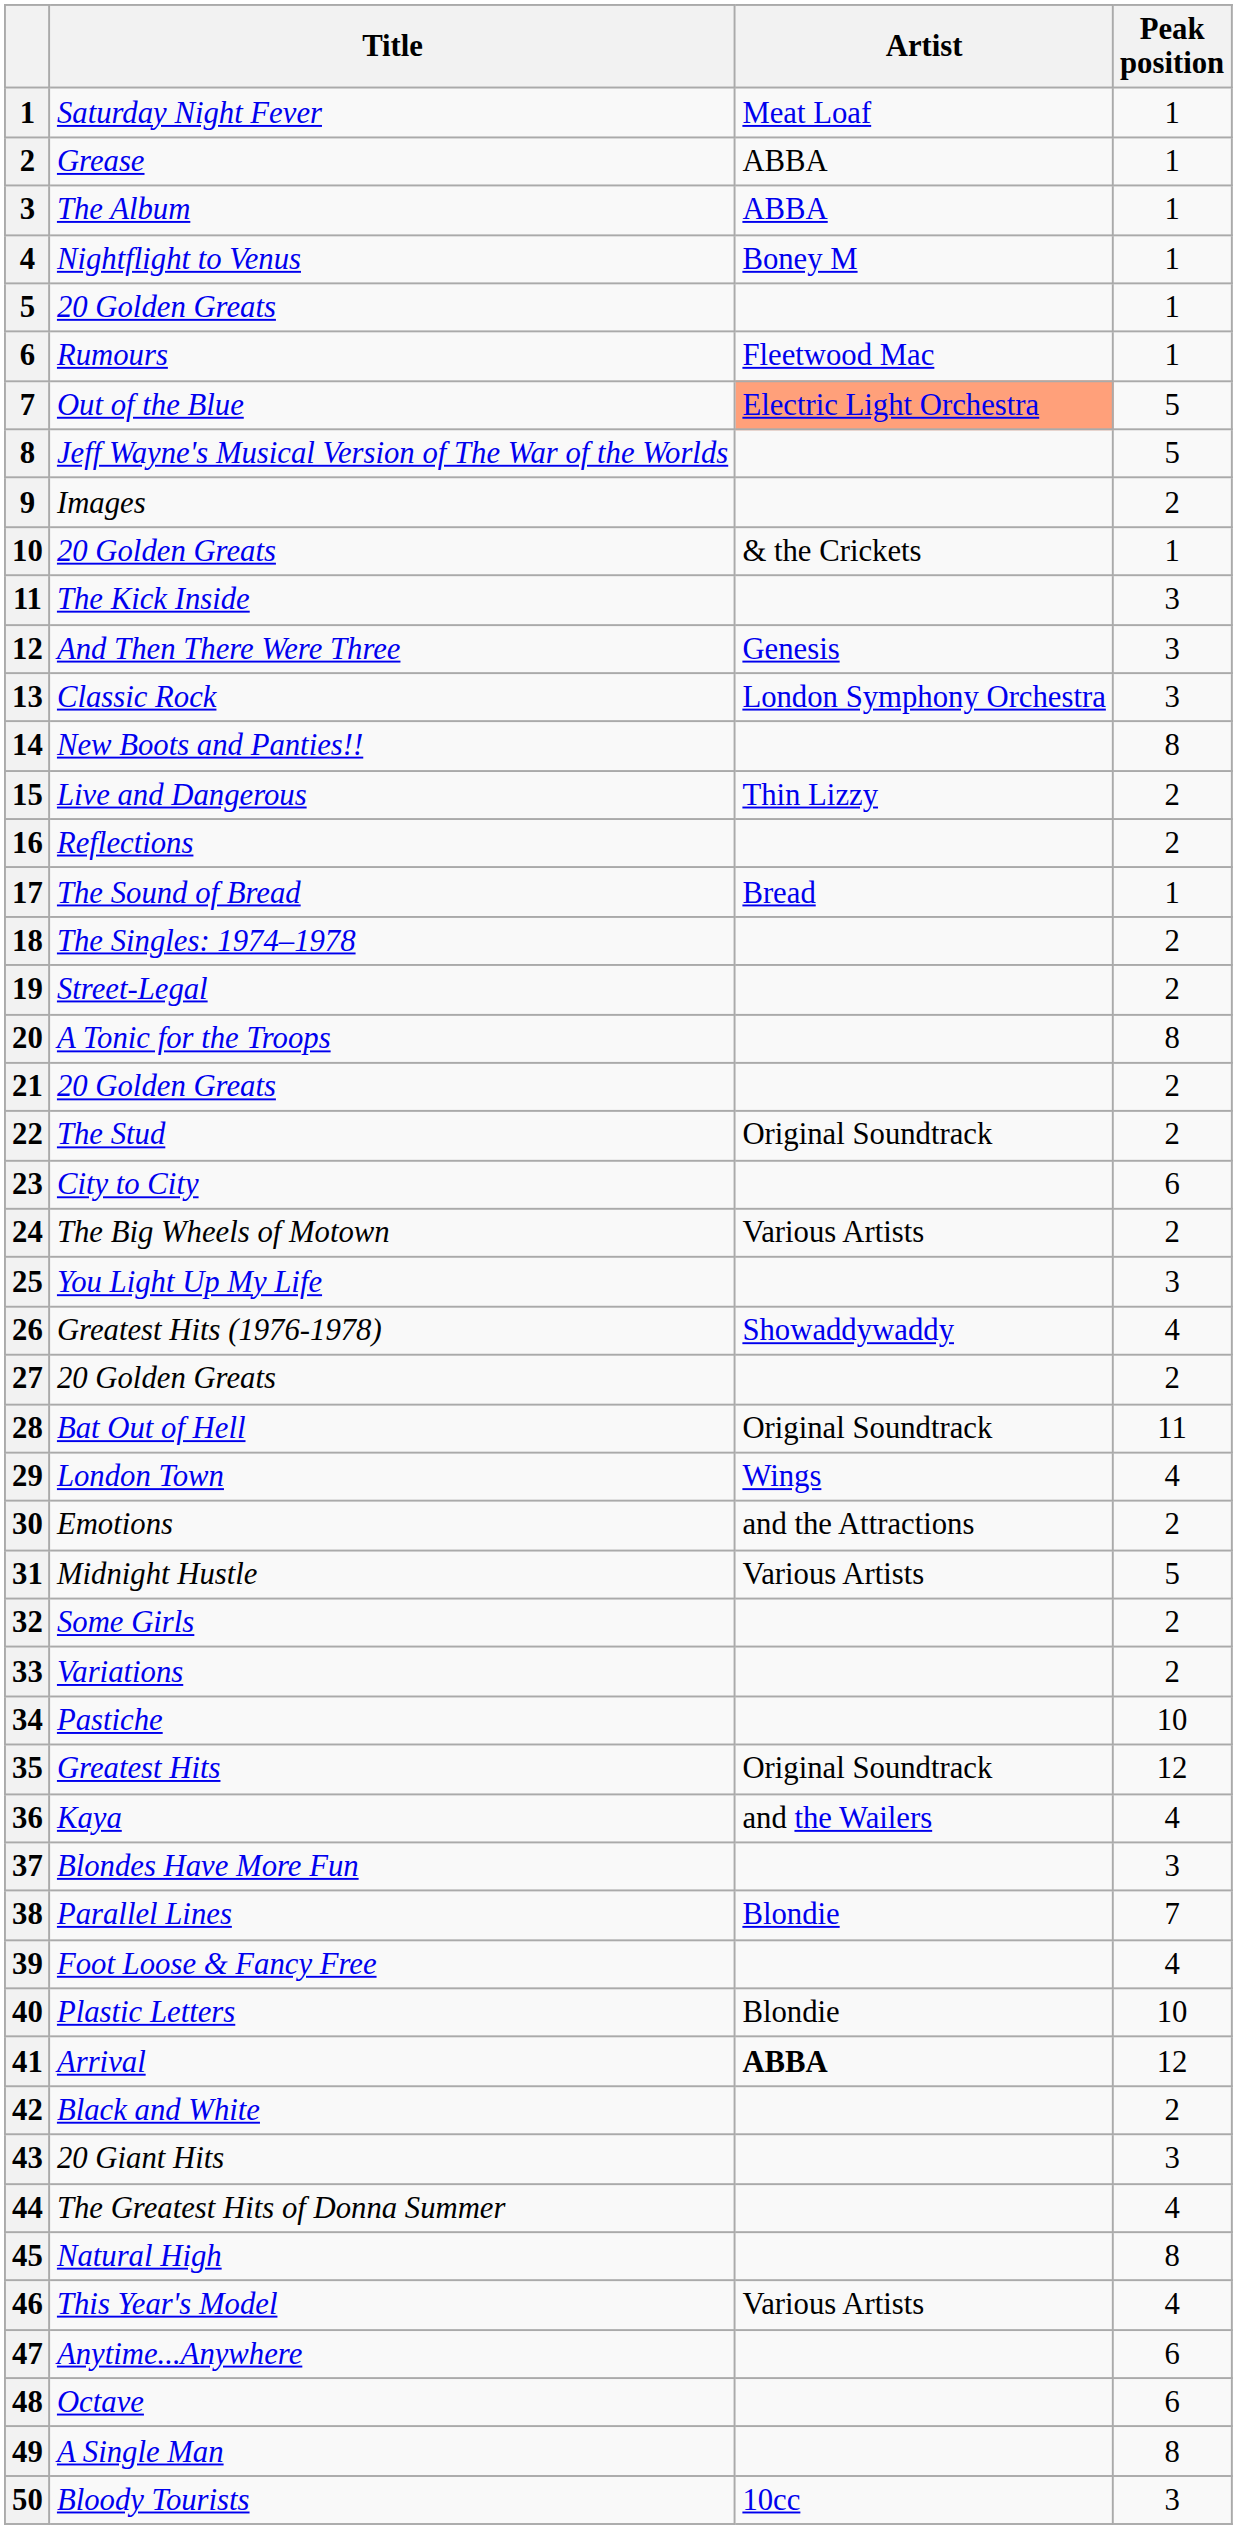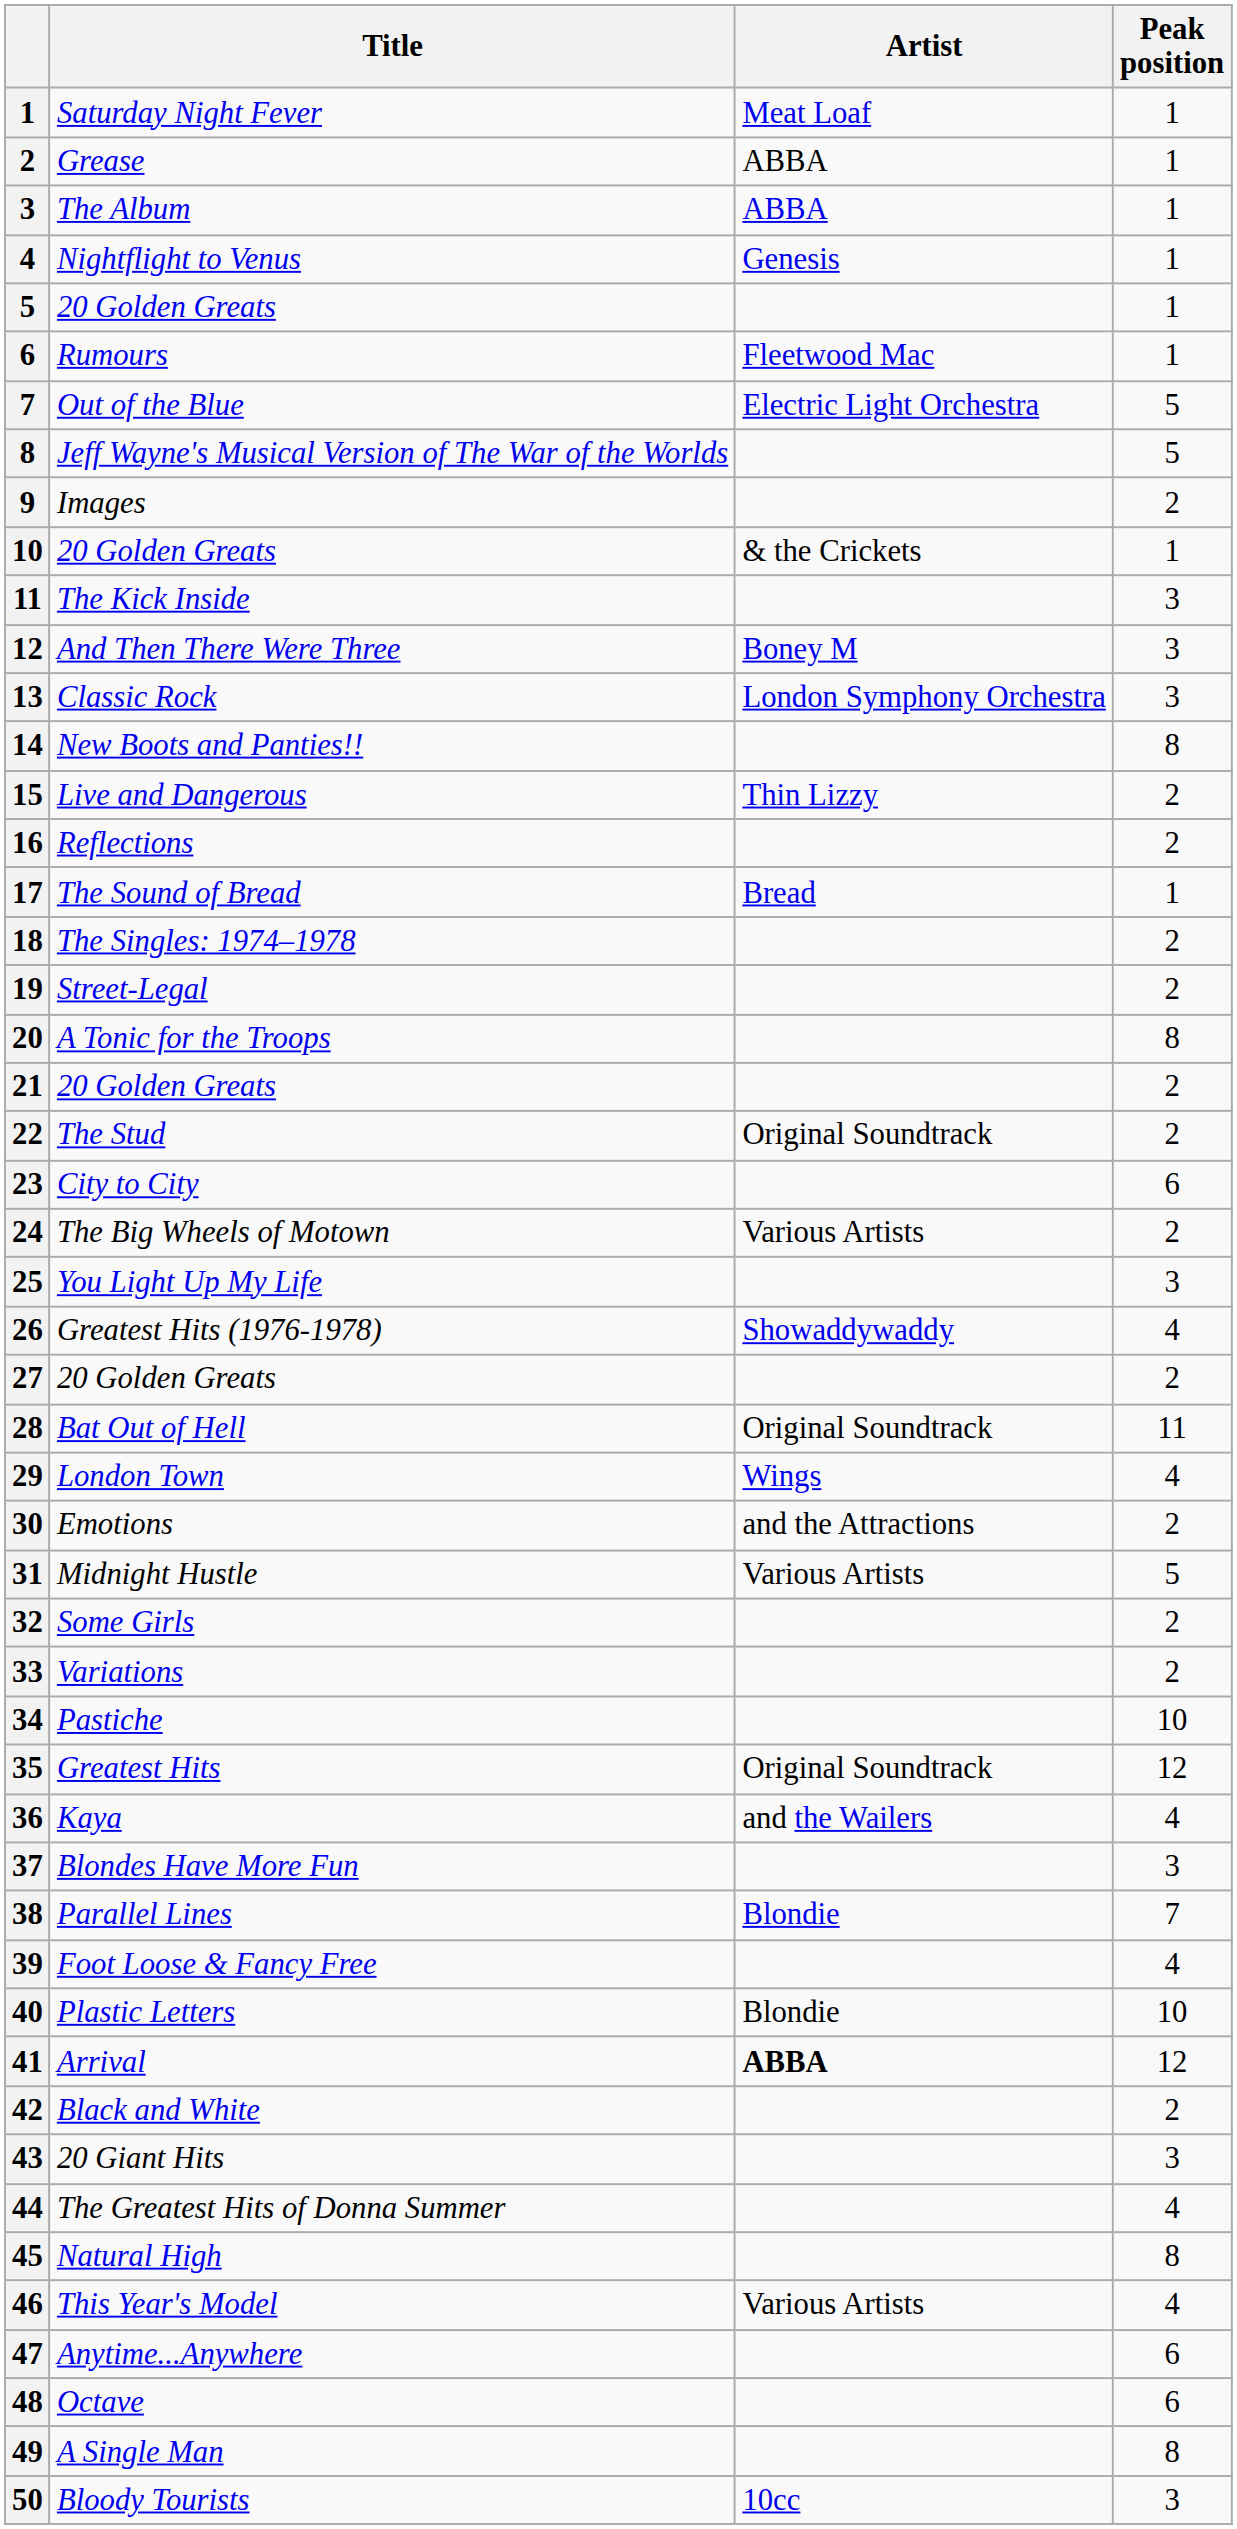(800, 258) Boney M -> (791, 258) Genesis
(891, 404) lightsalmon background -> (891, 404) no background
(791, 648) Genesis -> (800, 648) Boney M
